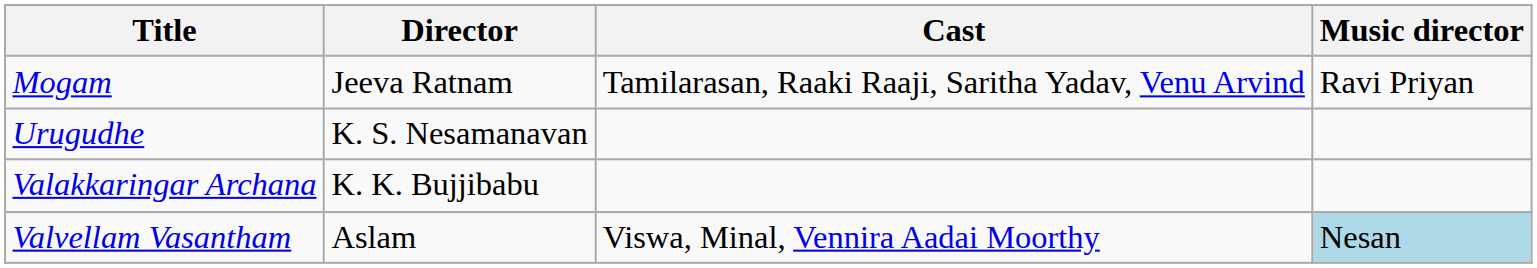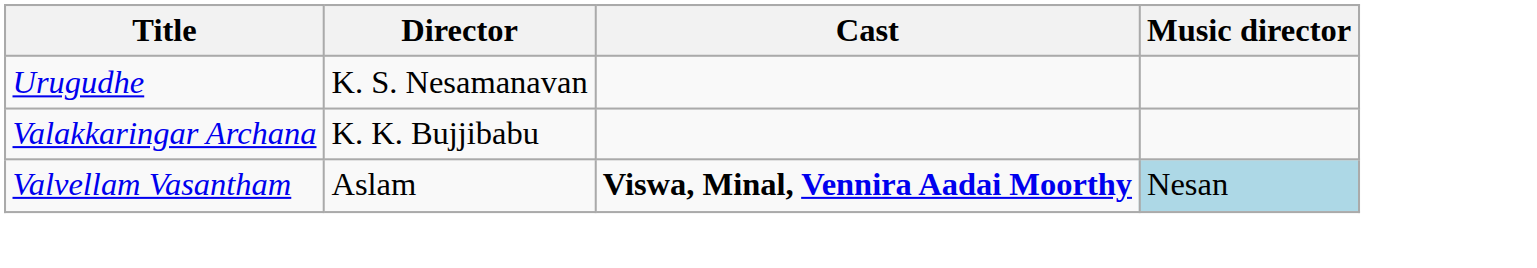- row: (62, 81)
(851, 236) normal -> (867, 184) bold
